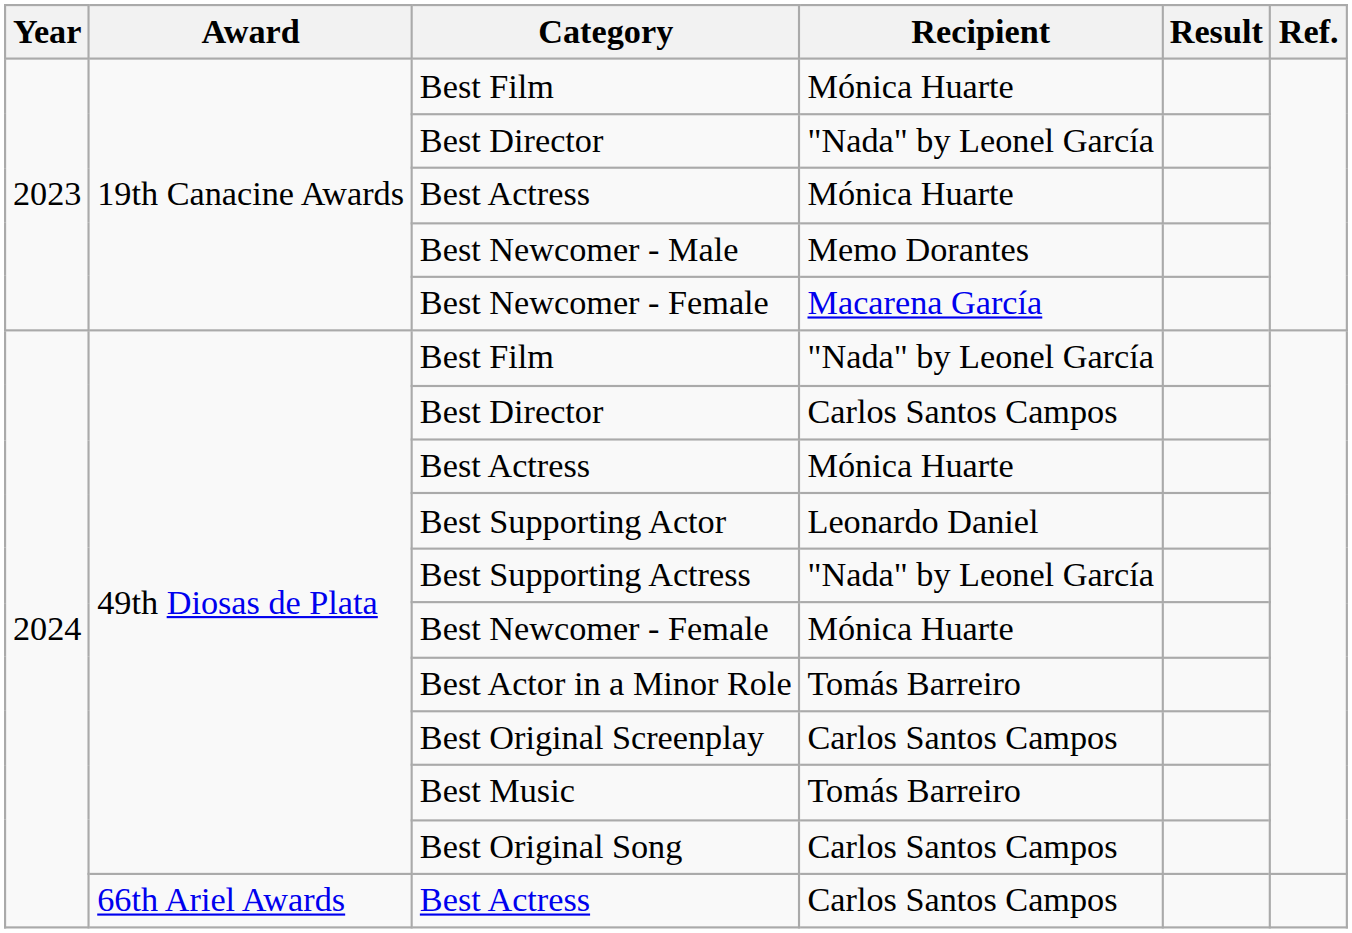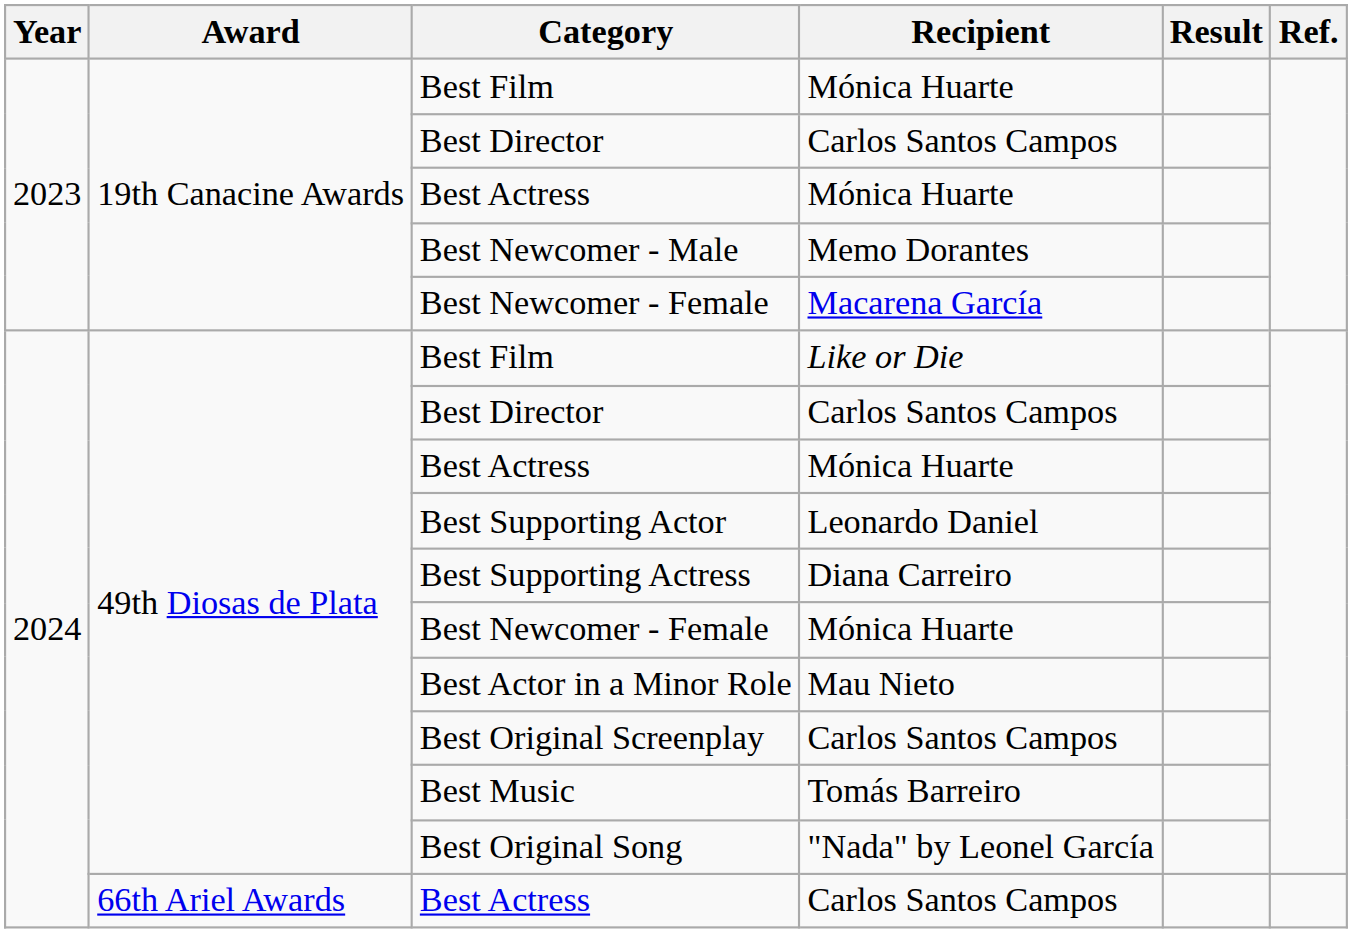(981, 140) "Nada" by Leonel García -> (963, 140) Carlos Santos Campos
(981, 357) "Nada" by Leonel García -> (885, 357) Like or Die
(981, 574) "Nada" by Leonel García -> (910, 574) Diana Carreiro
(914, 683) Tomás Barreiro -> (881, 683) Mau Nieto
(963, 846) Carlos Santos Campos -> (981, 846) "Nada" by Leonel García
